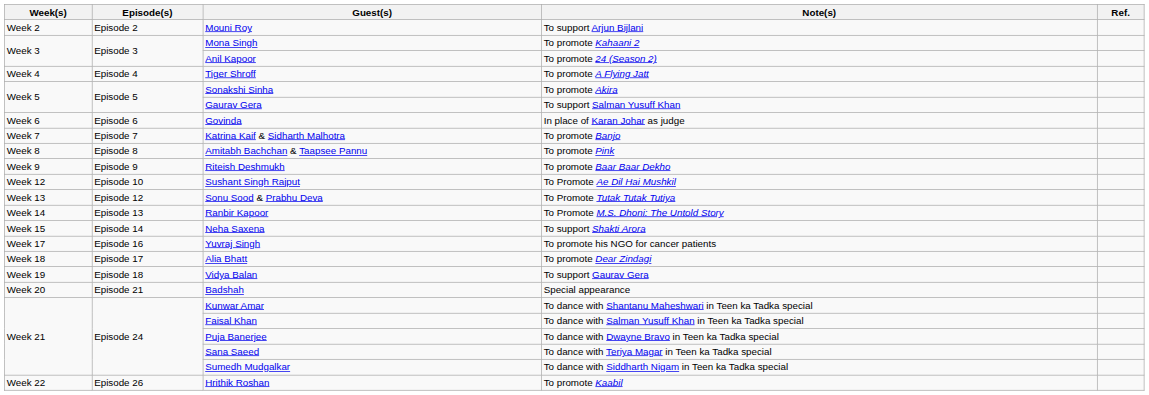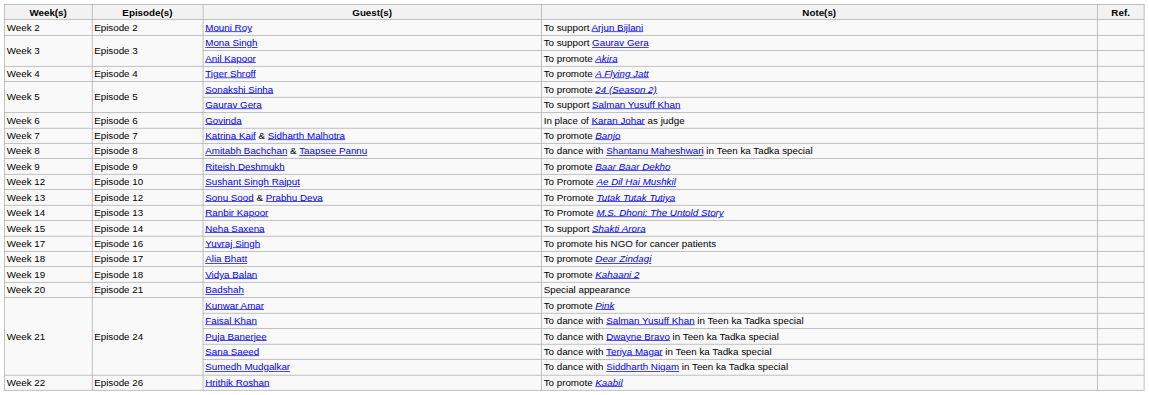(592, 43) To promote Kahaani 2 -> (596, 43) To support Gaurav Gera
(600, 58) To promote 24 (Season 2) -> (581, 58) To promote Akira
(581, 89) To promote Akira -> (600, 89) To promote 24 (Season 2)
(579, 151) To promote Pink -> (678, 151) To dance with Shantanu Maheshwari in Teen ka Tadka special
(596, 274) To support Gaurav Gera -> (592, 274) To promote Kahaani 2
(678, 305) To dance with Shantanu Maheshwari in Teen ka Tadka special -> (579, 305) To promote Pink
